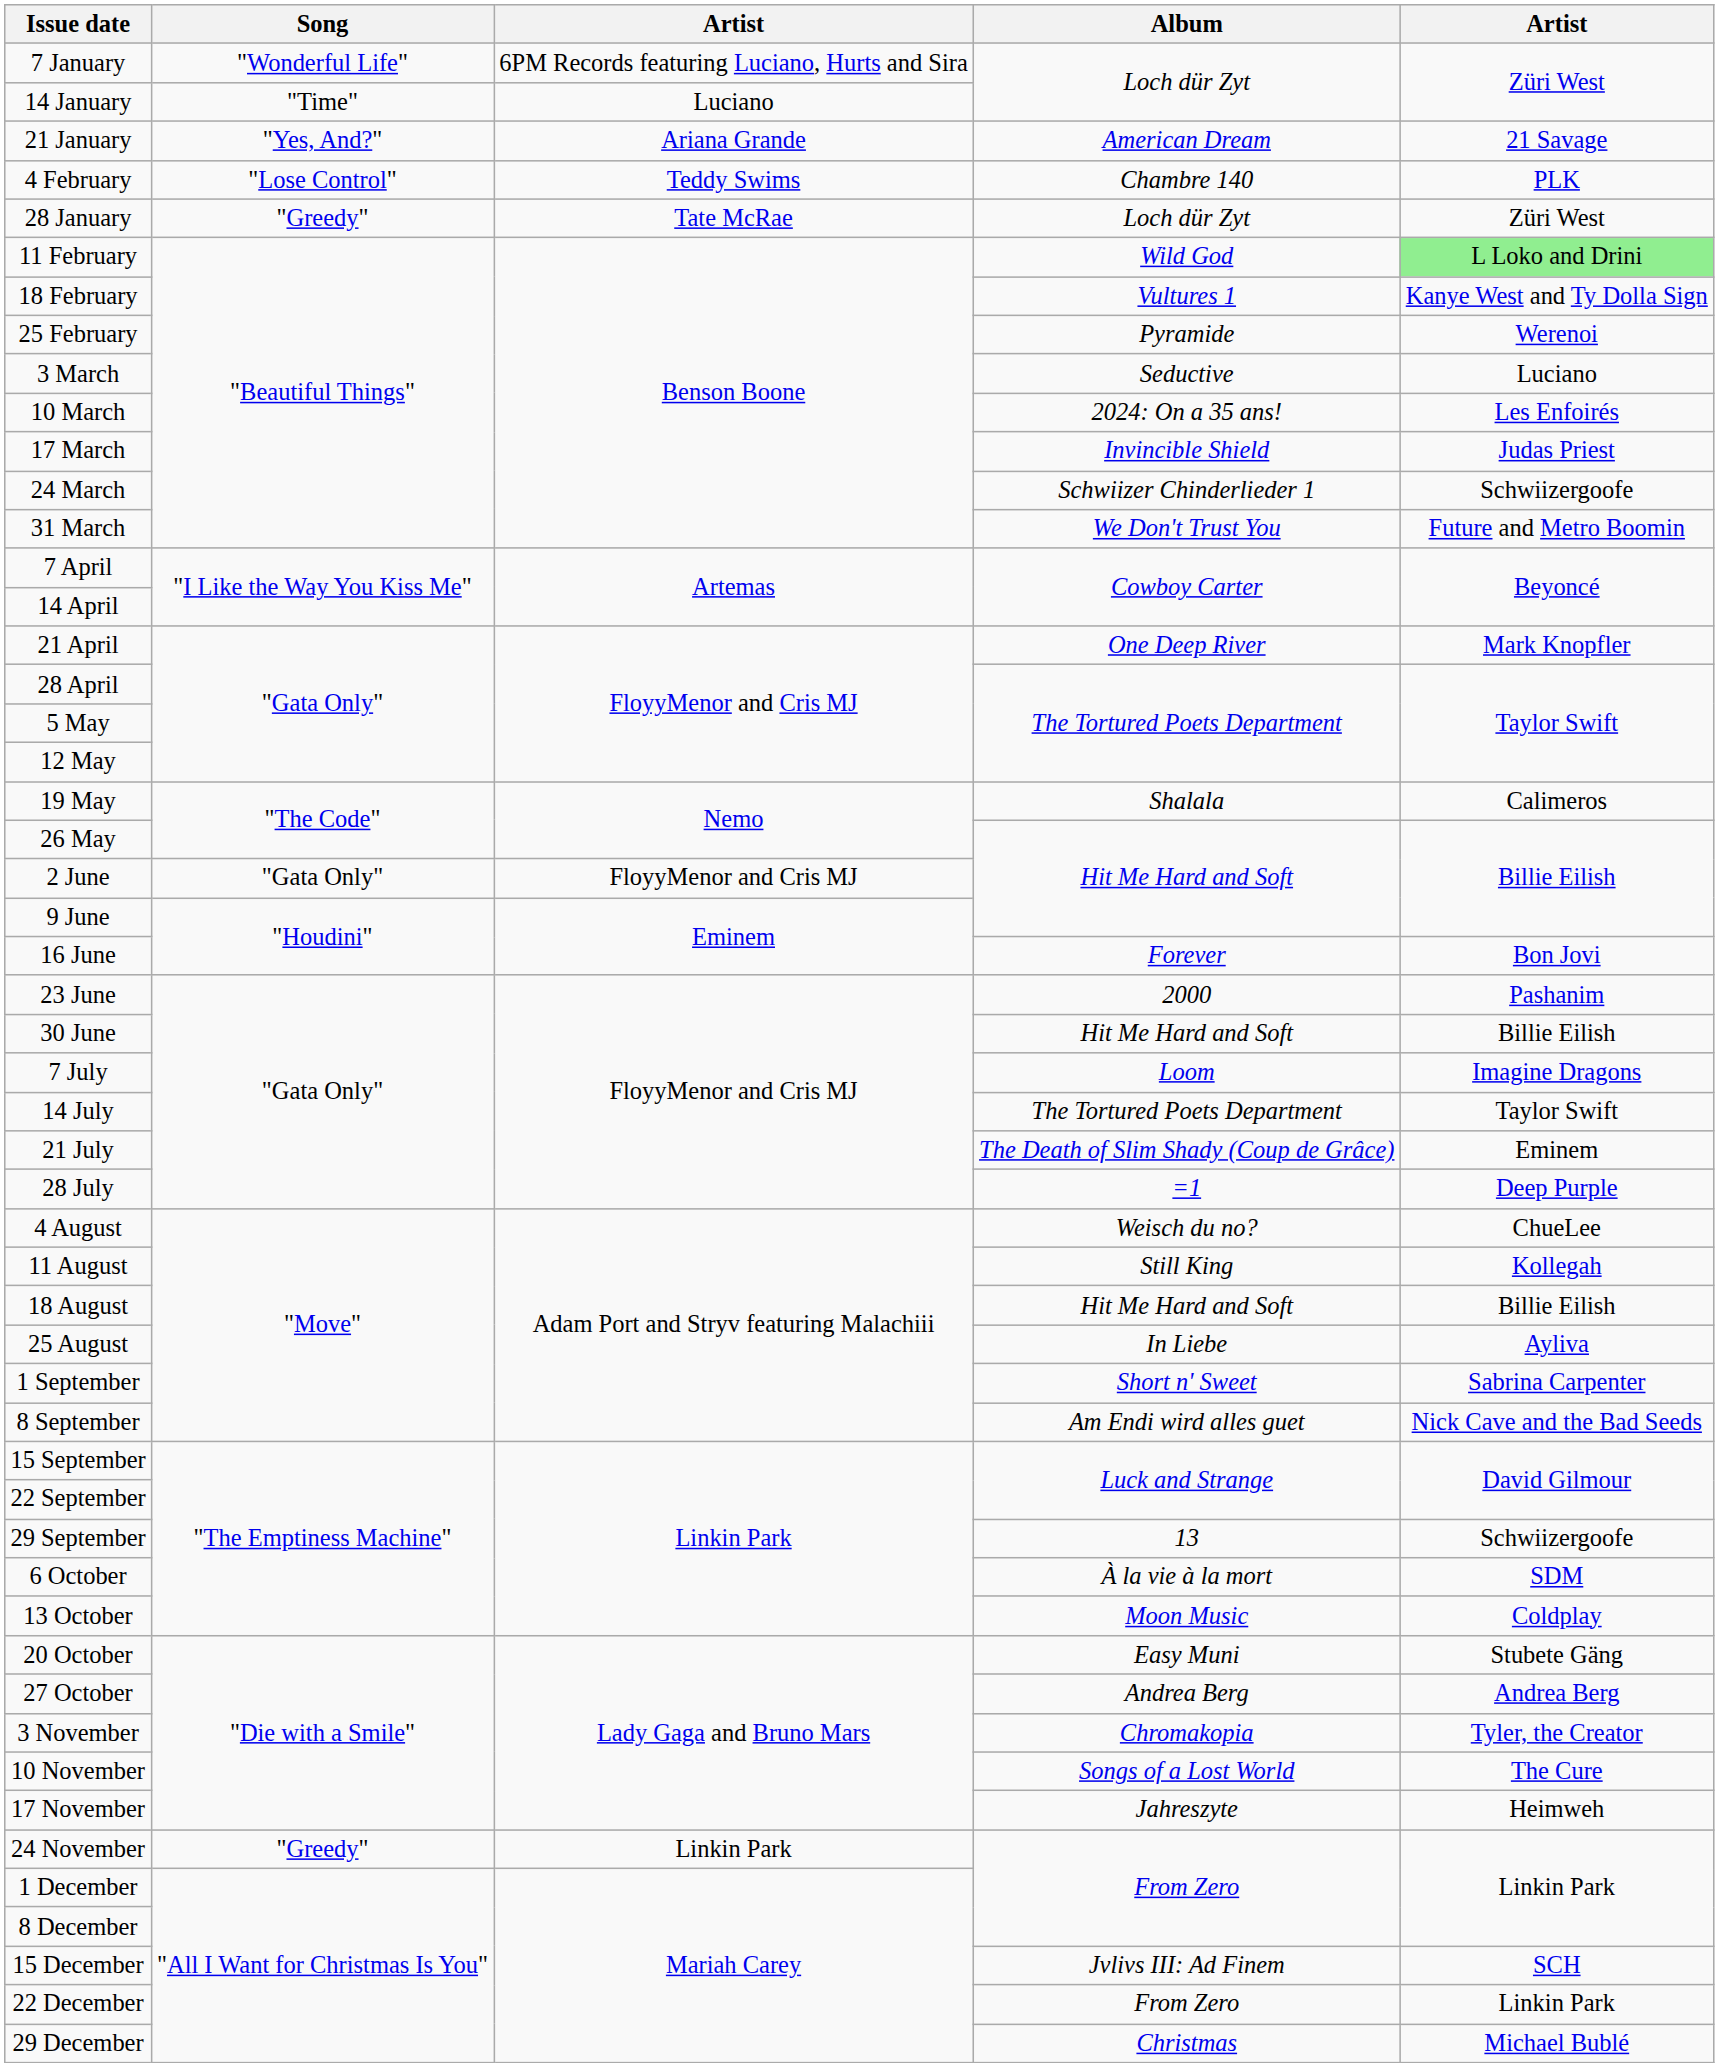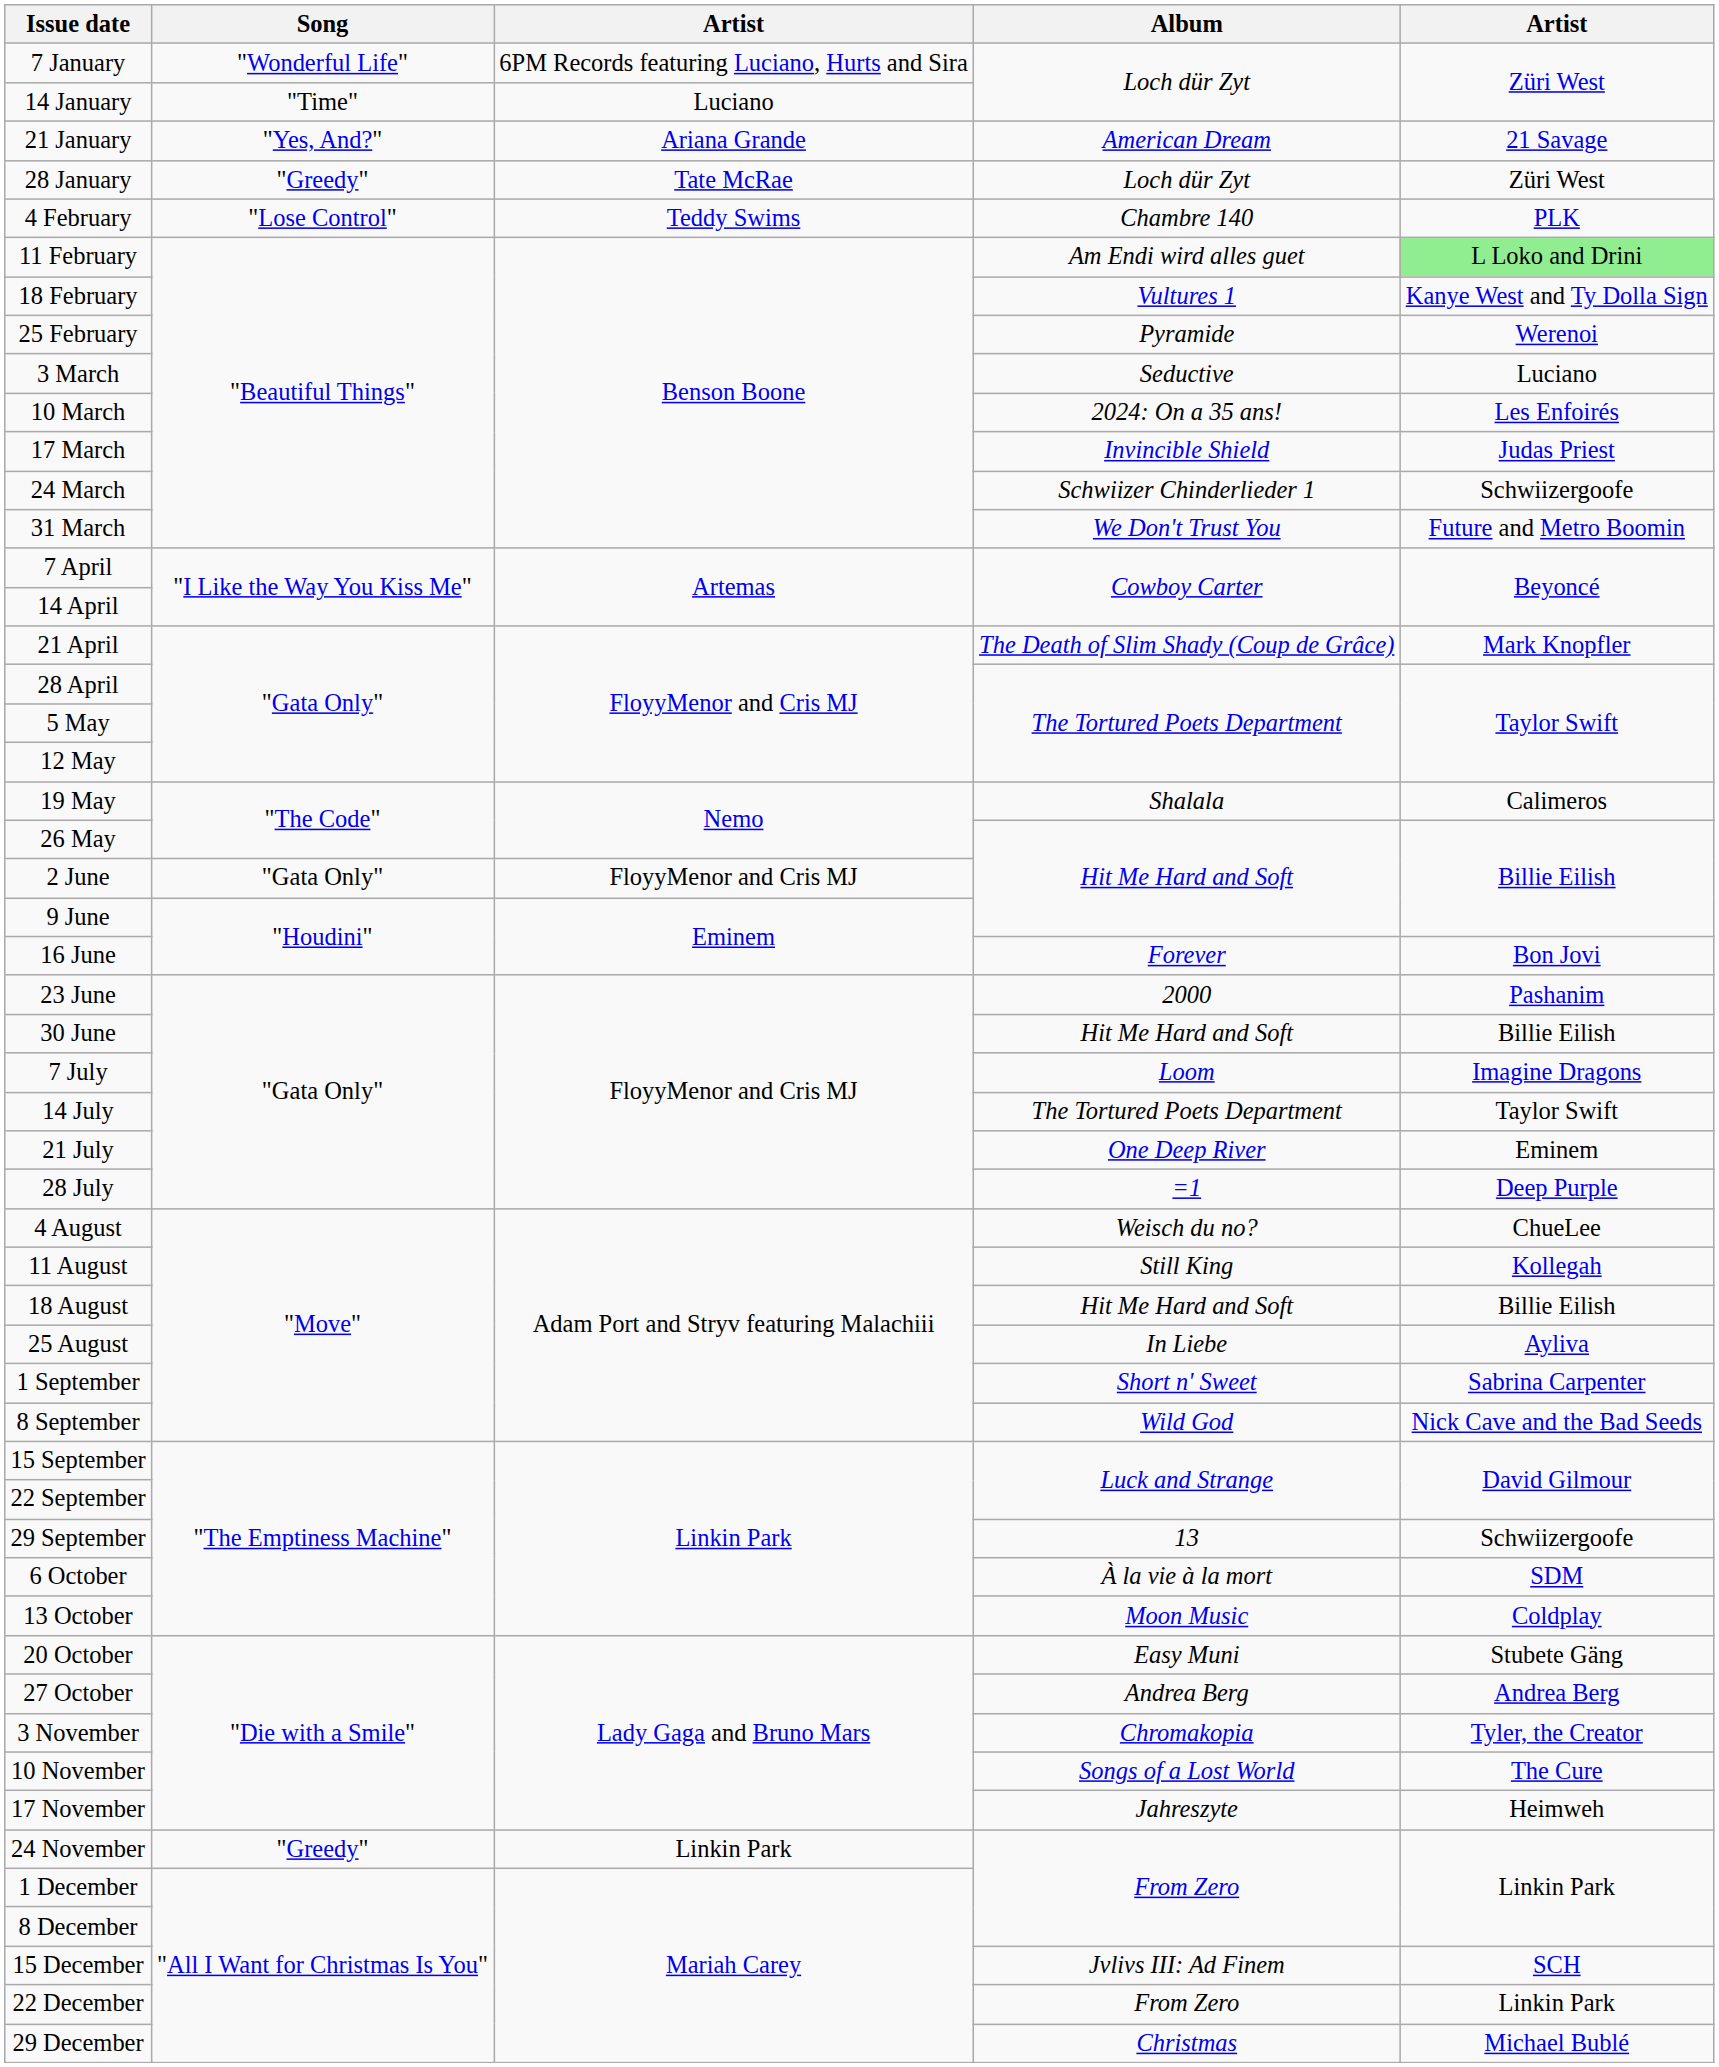rows swapped: (78, 218) <-> (78, 179)
(1187, 256) Wild God -> (1187, 256) Am Endi wird alles guet
(1187, 645) One Deep River -> (1187, 645) The Death of Slim Shady (Coup de Grâce)
(1187, 1149) The Death of Slim Shady (Coup de Grâce) -> (1187, 1149) One Deep River
(1187, 1421) Am Endi wird alles guet -> (1187, 1421) Wild God
